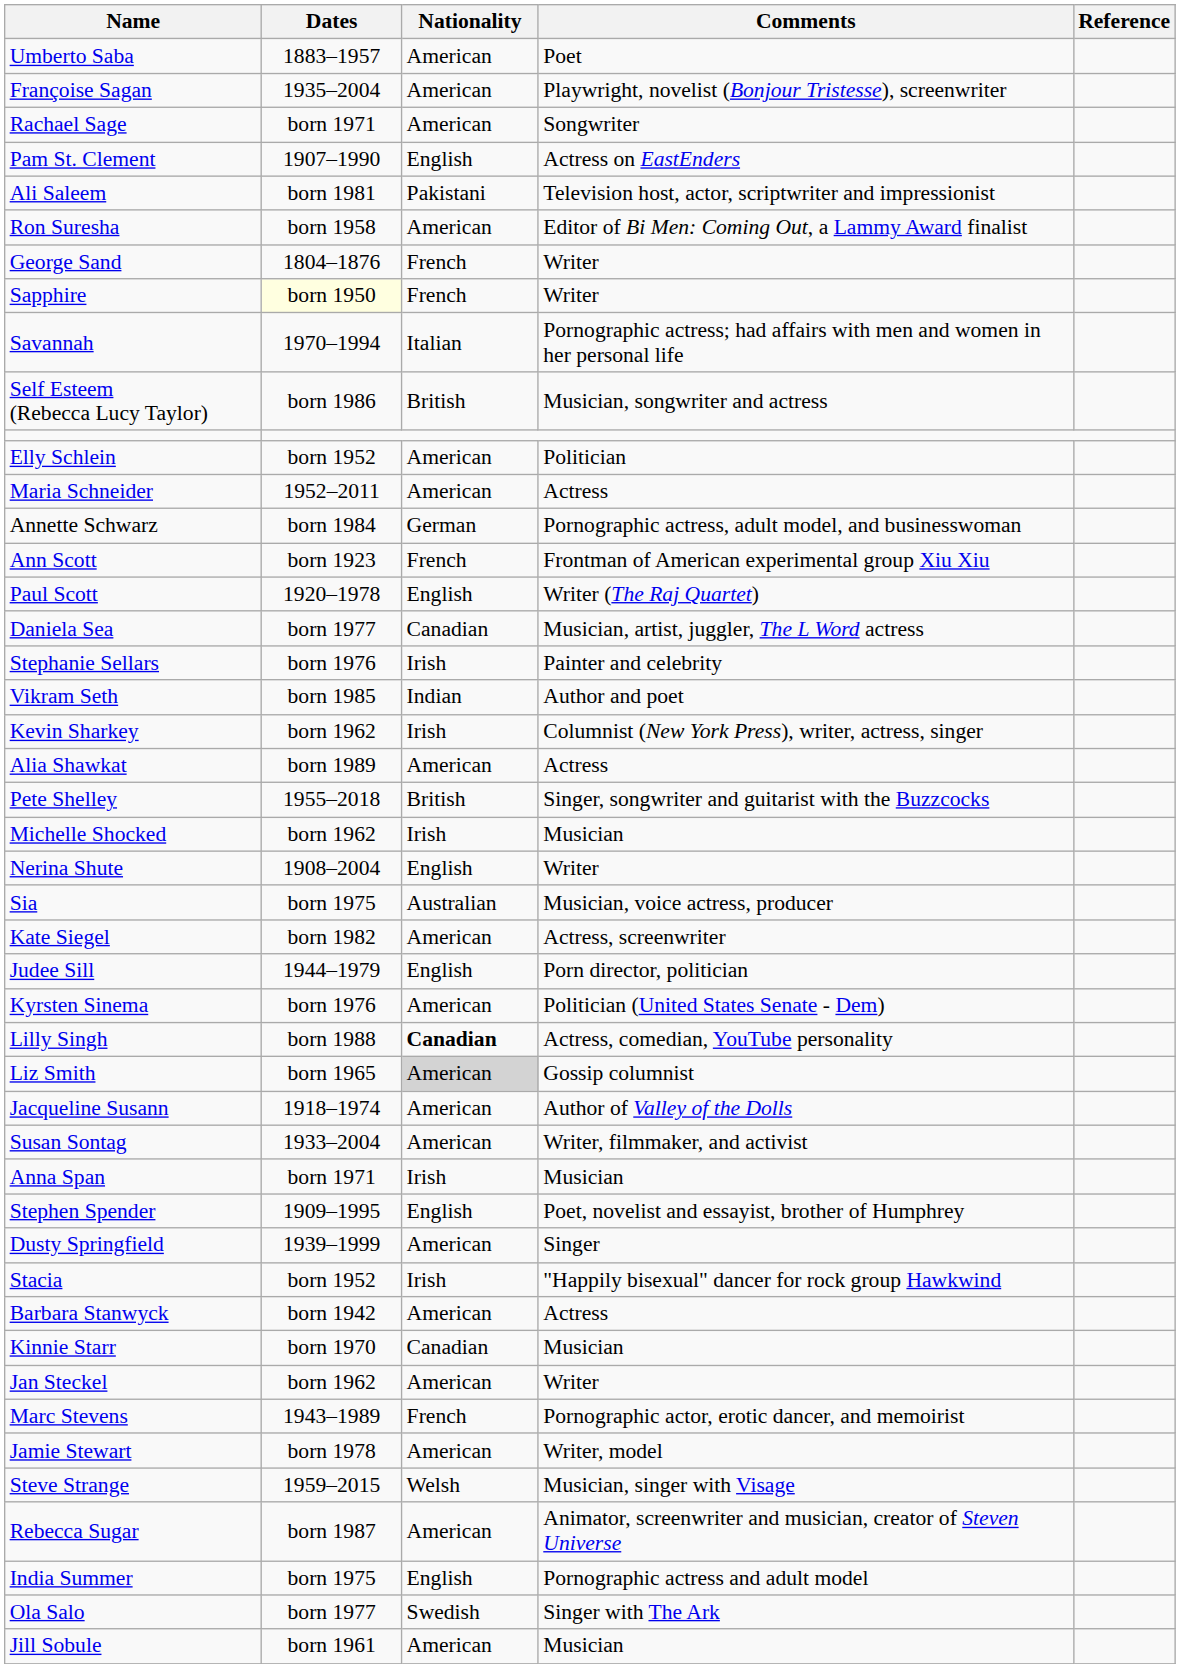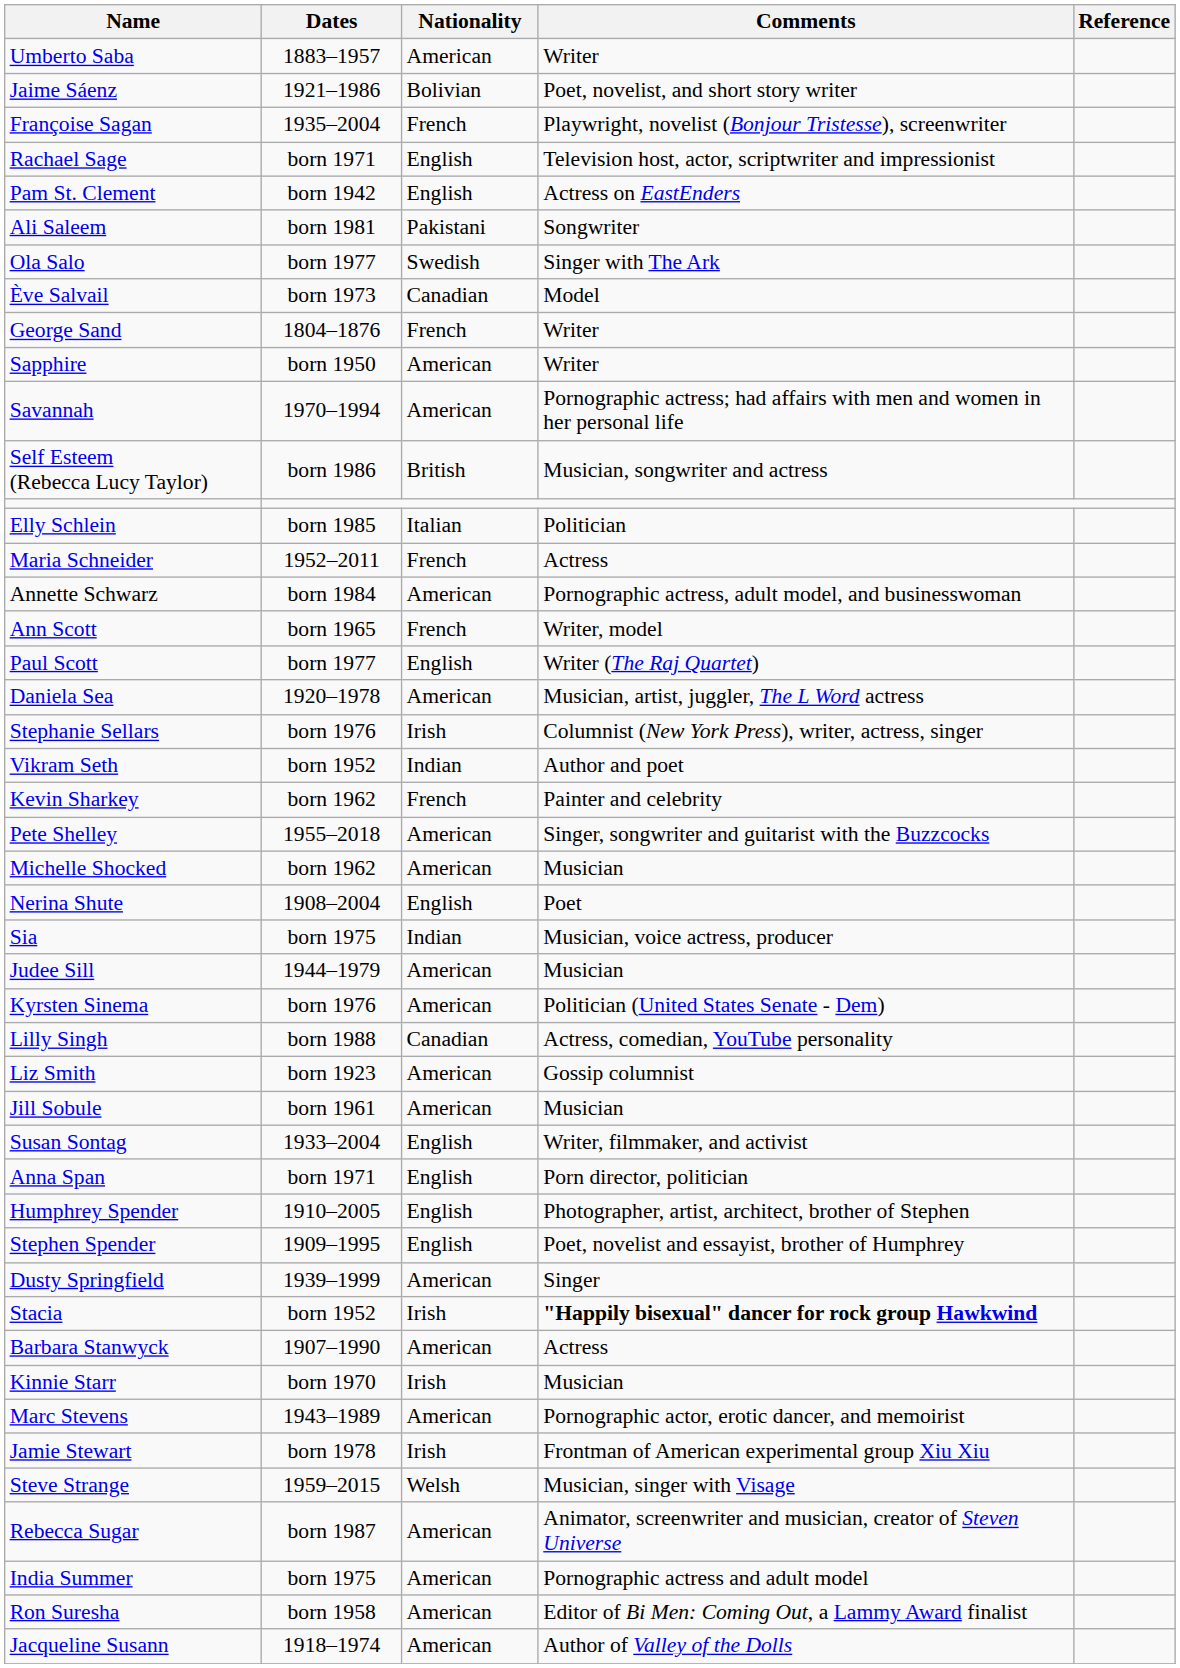(562, 55) Poet -> (571, 55) Writer
+ row: (63, 90)
(449, 90) American -> (437, 124) French
(449, 124) American -> (440, 158) English
(591, 124) Songwriter -> (769, 158) Television host, actor, scriptwriter and impressionist
(332, 158) 1907–1990 -> (332, 192) born 1942
(769, 192) Television host, actor, scriptwriter and impressionist -> (591, 227) Songwriter
rows swapped: (47, 1611) <-> (65, 227)
+ row: (59, 295)
(332, 295) lightyellow background -> (332, 364) no background
(437, 295) French -> (449, 364) American
(434, 342) Italian -> (449, 410) American
(332, 457) born 1952 -> (332, 525) born 1985
(449, 457) American -> (434, 525) Italian
(449, 491) American -> (437, 559) French
(441, 525) German -> (449, 594) American
(332, 559) born 1923 -> (332, 628) born 1965
(766, 559) Frontman of American experimental group Xiu Xiu -> (603, 628) Writer, model
(332, 594) 1920–1978 -> (332, 662) born 1977
(332, 628) born 1977 -> (332, 696) 1920–1978
(447, 628) Canadian -> (449, 696) American
(633, 662) Painter and celebrity -> (763, 731) Columnist (New York Press), writer, actress, singer
(332, 696) born 1985 -> (332, 765) born 1952
(426, 731) Irish -> (437, 799) French
(763, 731) Columnist (New York Press), writer, actress, singer -> (633, 799) Painter and celebrity
- row: (68, 765)
(436, 799) British -> (449, 833) American
(426, 833) Irish -> (449, 868) American
(571, 868) Writer -> (562, 902) Poet
(452, 902) Australian -> (434, 936) Indian
- row: (60, 936)
(440, 970) English -> (449, 970) American
(646, 970) Porn director, politician -> (583, 970) Musician
(452, 1039) bold -> (447, 1039) normal
(332, 1073) born 1965 -> (332, 1073) born 1923
(449, 1073) lightgrey background -> (449, 1073) no background
rows swapped: (56, 1646) <-> (89, 1107)
(449, 1142) American -> (440, 1142) English
(426, 1176) Irish -> (440, 1176) English
(583, 1176) Musician -> (646, 1176) Porn director, politician
+ row: (94, 1210)
(772, 1279) normal -> (790, 1313) bold
(332, 1313) born 1942 -> (332, 1347) 1907–1990
(447, 1347) Canadian -> (426, 1381) Irish
- row: (59, 1381)
(437, 1416) French -> (449, 1416) American
(449, 1450) American -> (426, 1450) Irish
(603, 1450) Writer, model -> (766, 1450) Frontman of American experimental group Xiu Xiu
(440, 1577) English -> (449, 1577) American
